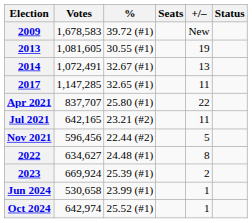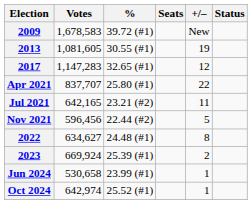- row: (29, 66)
(79, 84) 1,147,285 -> (79, 66) 1,147,283
(204, 84) 11 -> (204, 66) 12
